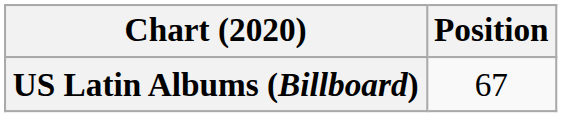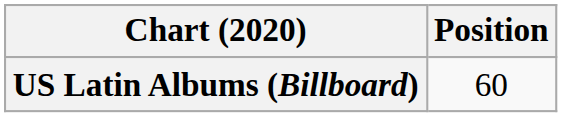(491, 83) 67 -> (491, 83) 60
